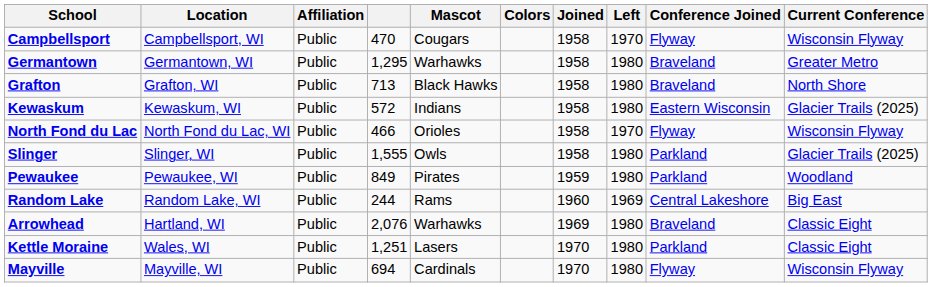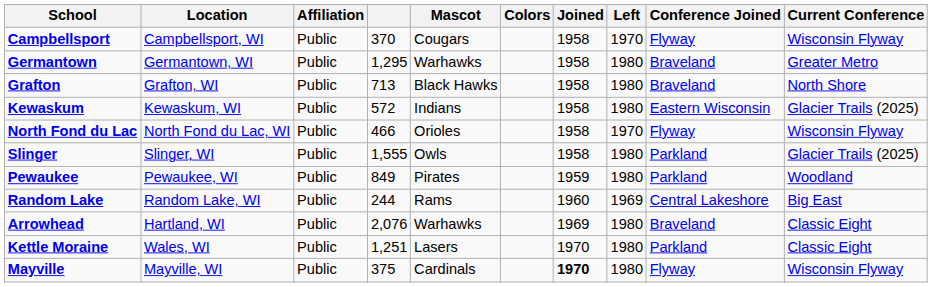(383, 39) 470 -> (383, 39) 370
(383, 270) 694 -> (383, 270) 375
(573, 270) normal -> (573, 270) bold
